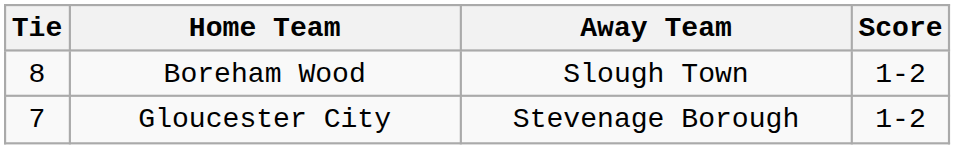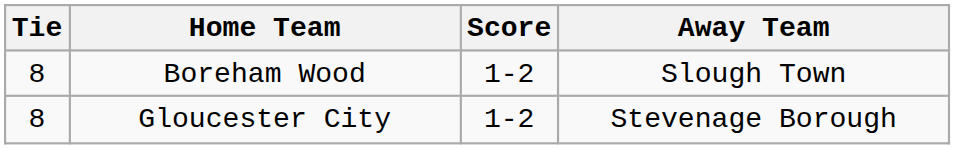columns swapped: (901, 28) <-> (656, 28)
(37, 119) 7 -> (37, 119) 8
